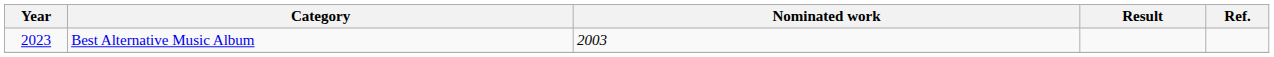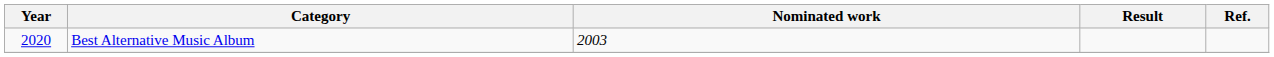(36, 40) 2023 -> (36, 40) 2020
